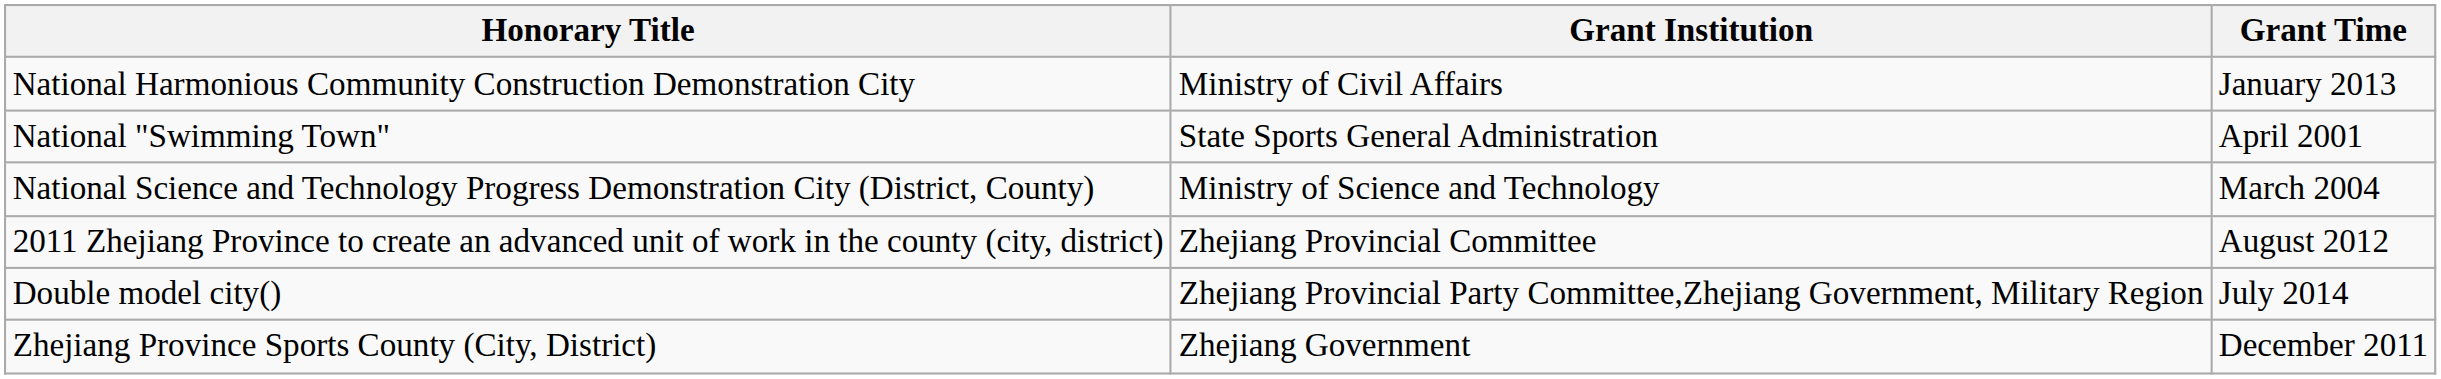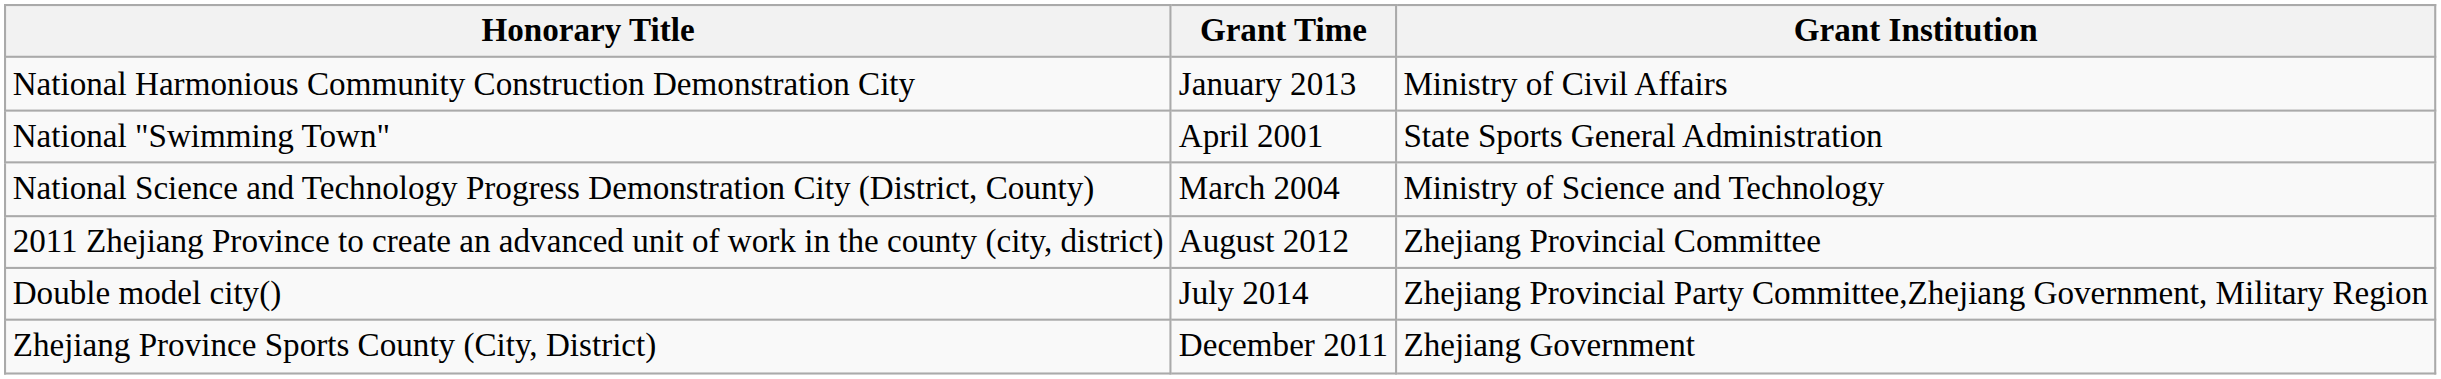columns swapped: (1691, 30) <-> (2323, 30)
